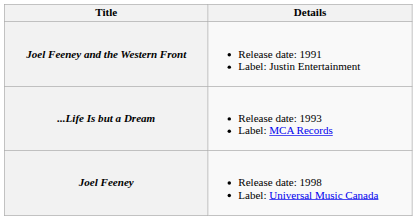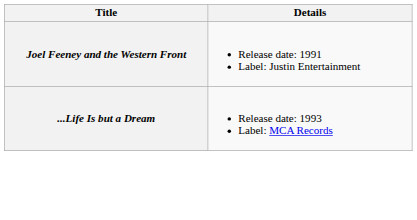- row: (106, 183)
